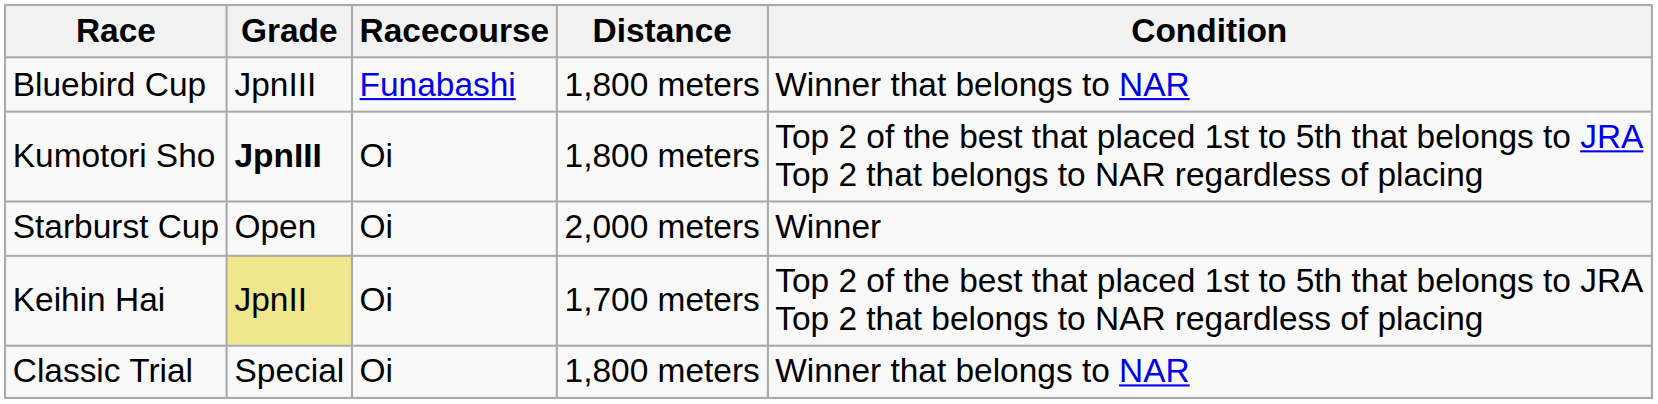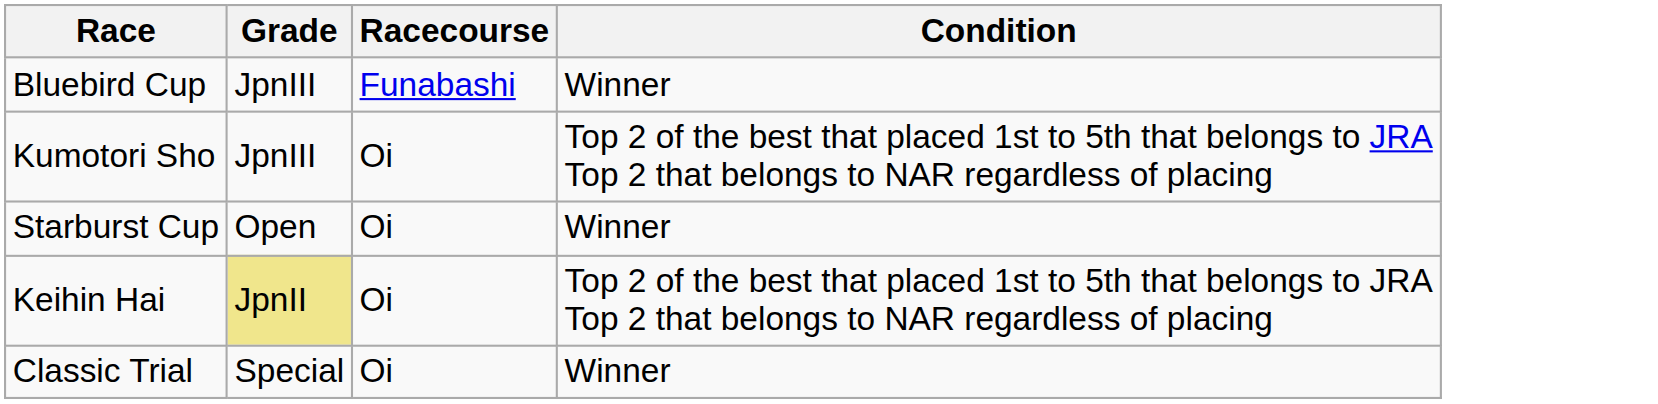- column: (662, 31)
(982, 84) Winner that belongs to NAR -> (618, 84) Winner
(278, 155) bold -> (275, 155) normal
(982, 371) Winner that belongs to NAR -> (618, 371) Winner
